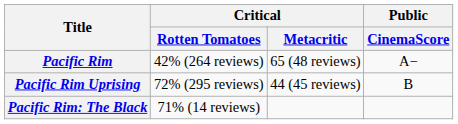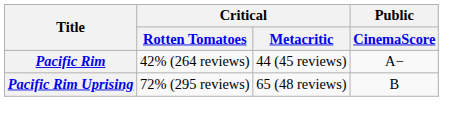(315, 61) 65 (48 reviews) -> (301, 61) 44 (45 reviews)
(315, 84) 44 (45 reviews) -> (301, 84) 65 (48 reviews)
- row: (78, 107)
